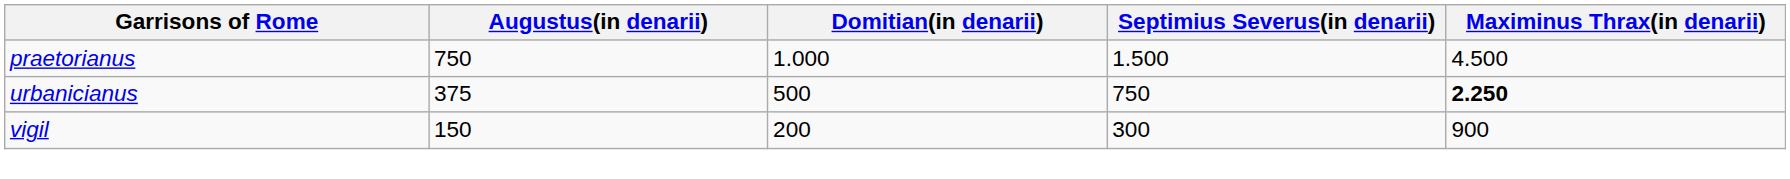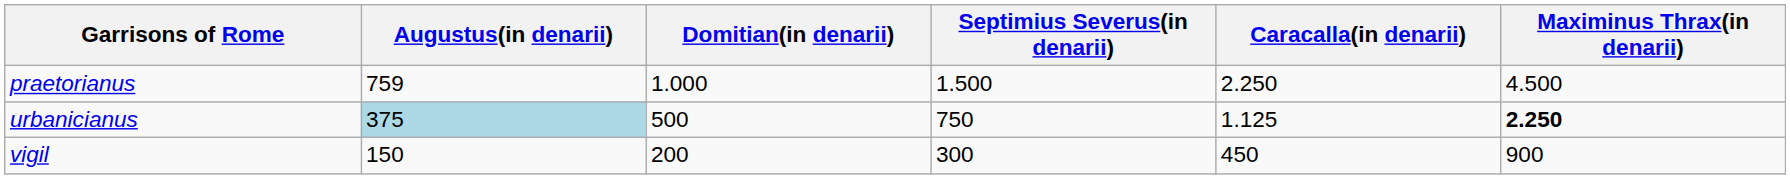+ column: (1358, 35)
(598, 58) 750 -> (503, 84) 759
(598, 94) no background -> (503, 120) lightblue background
